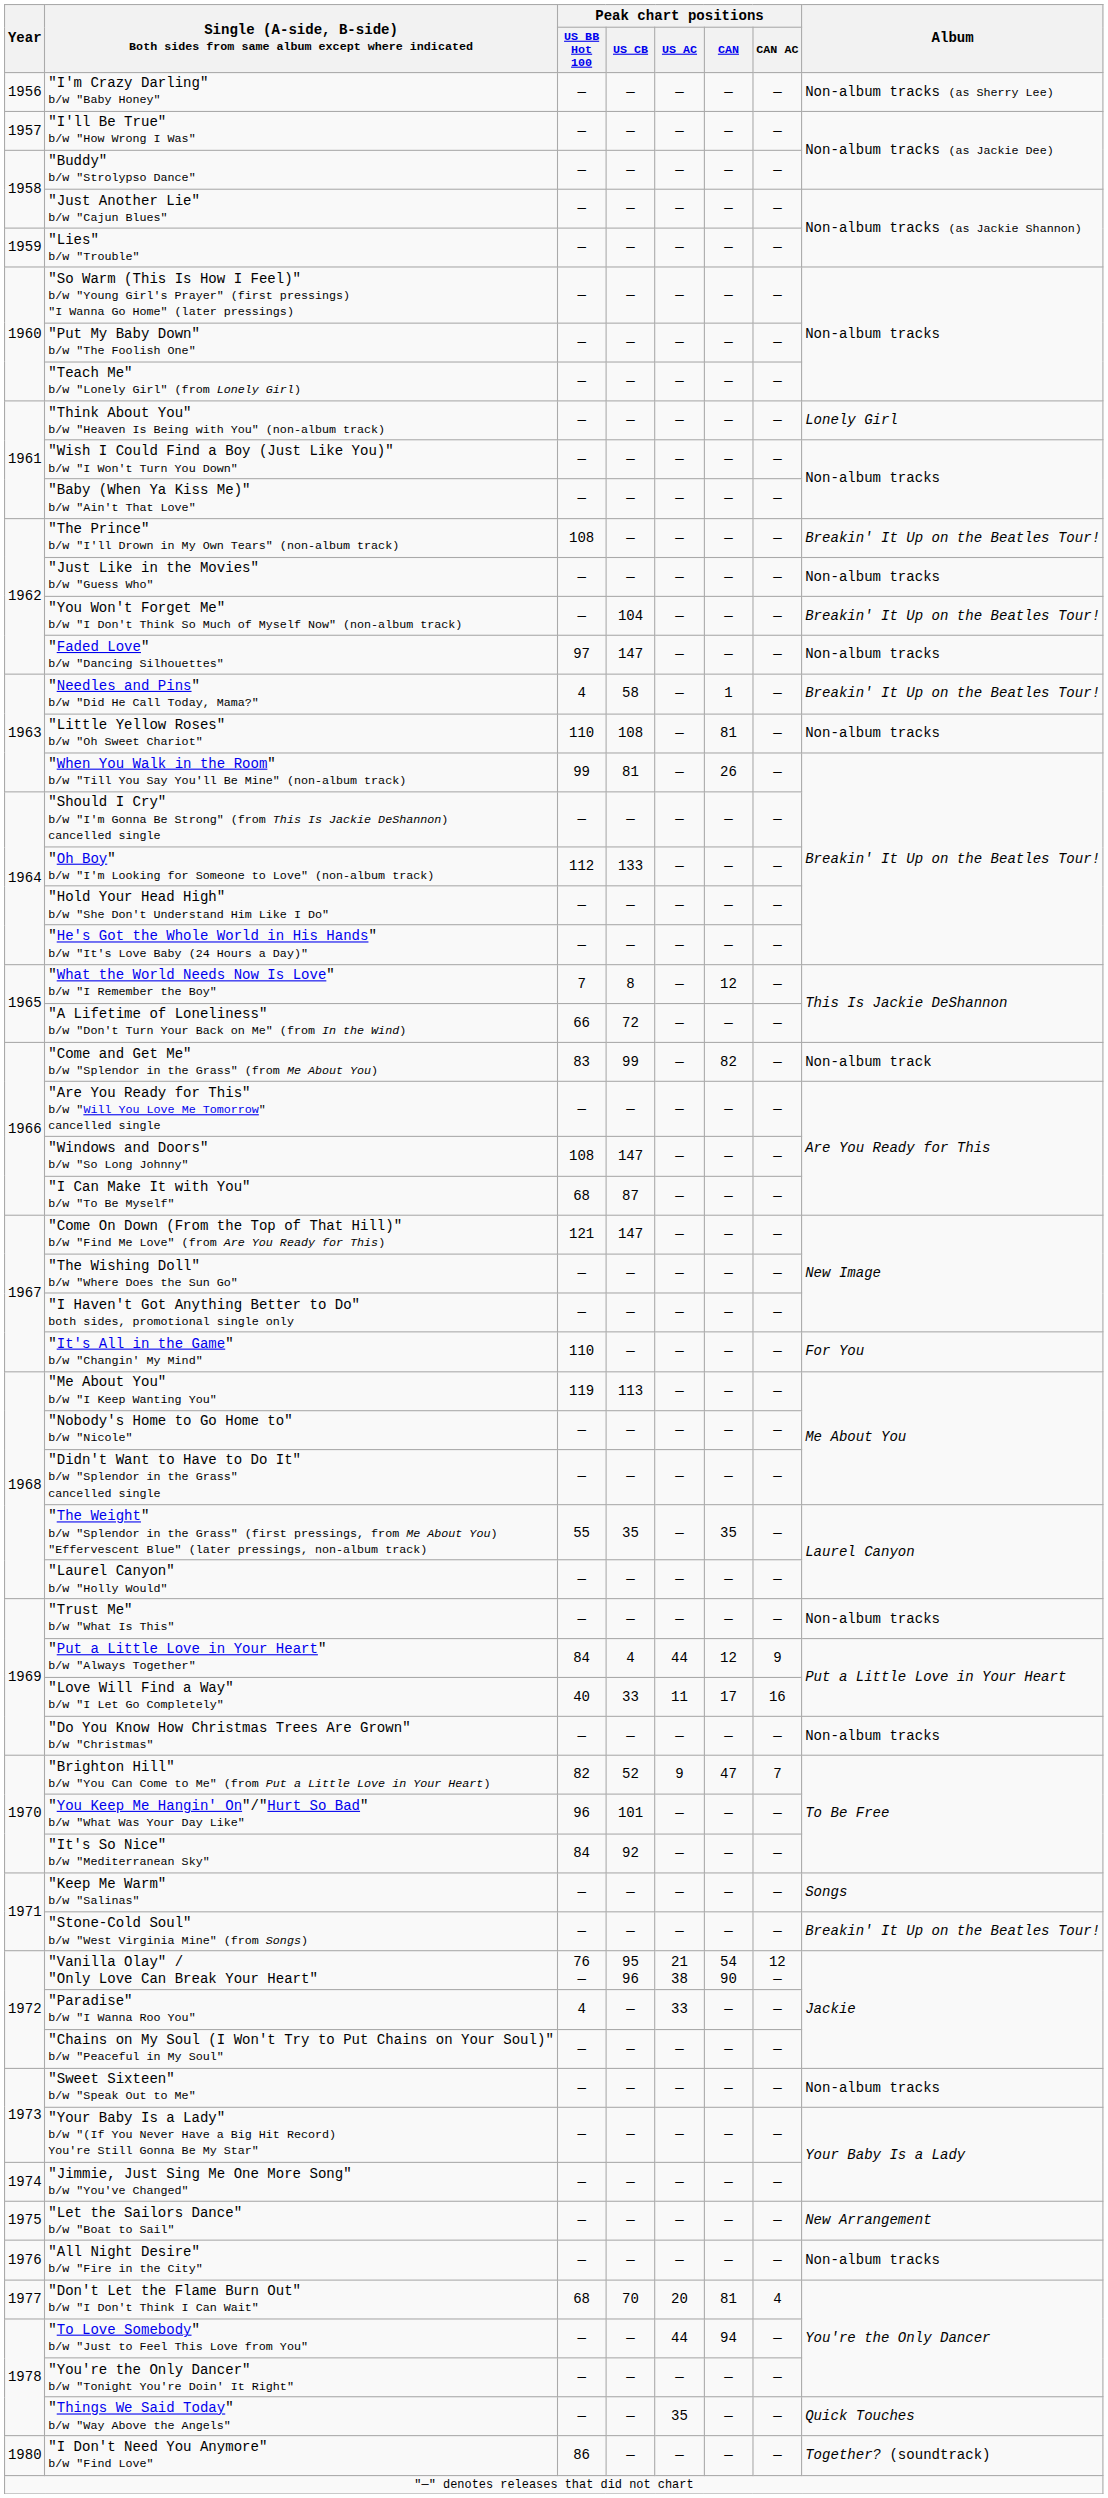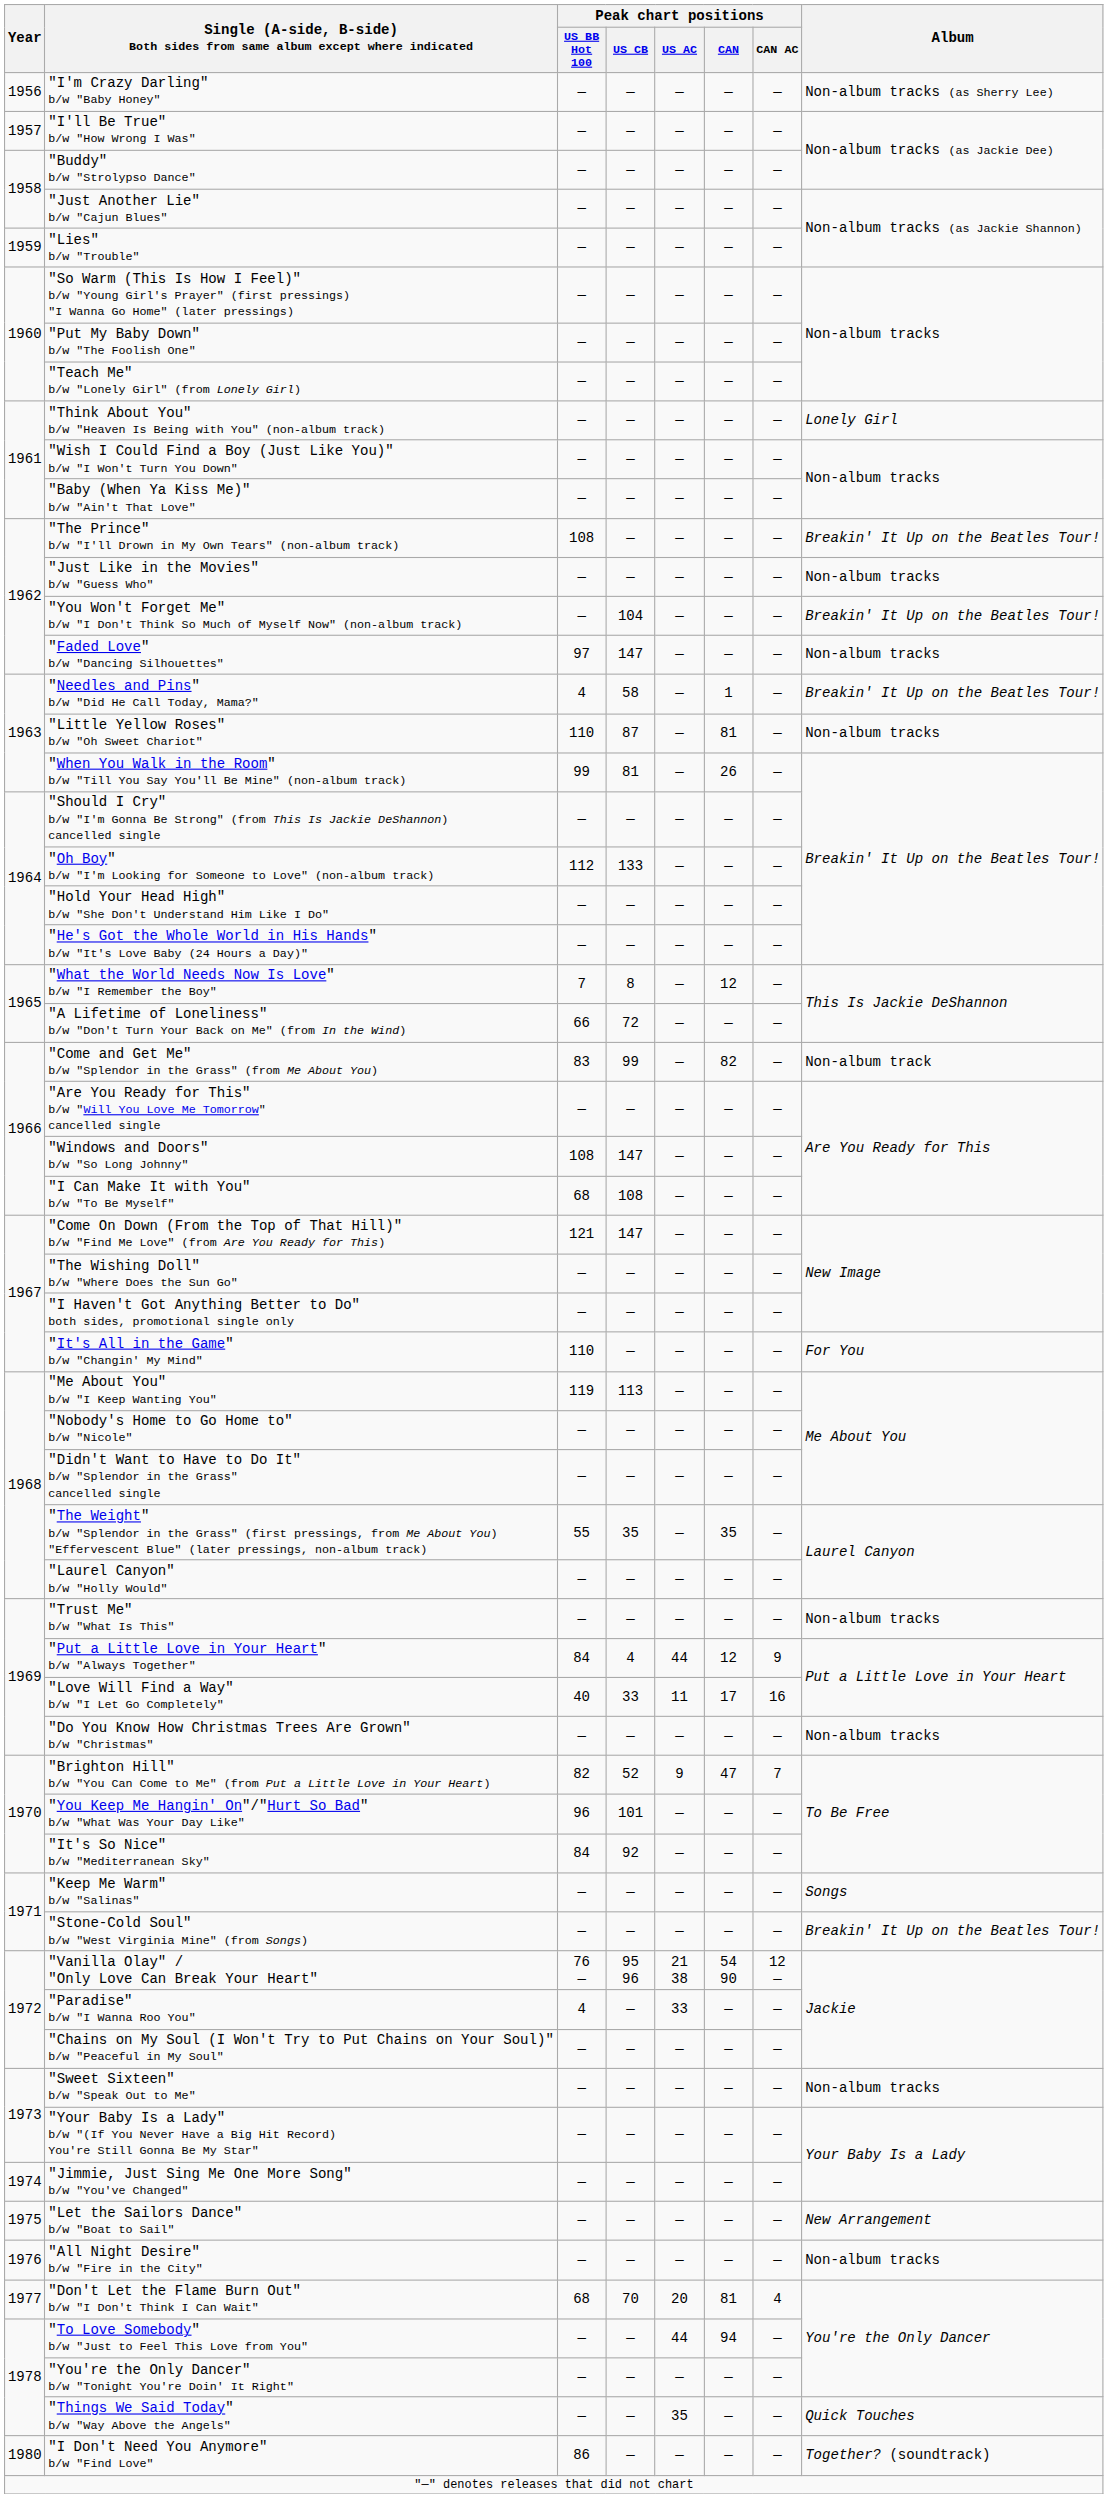(631, 733) 108 -> (631, 733) 87
(631, 1195) 87 -> (631, 1195) 108
